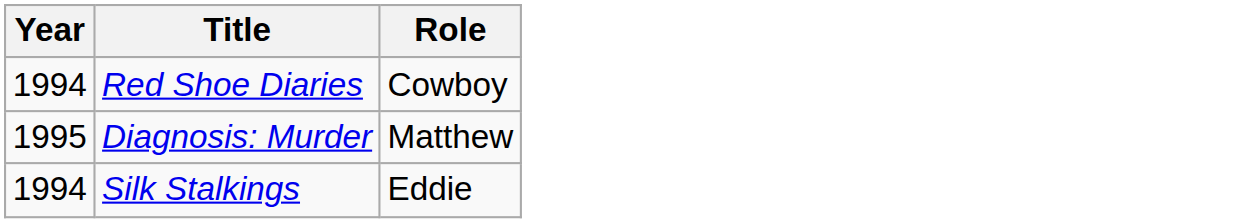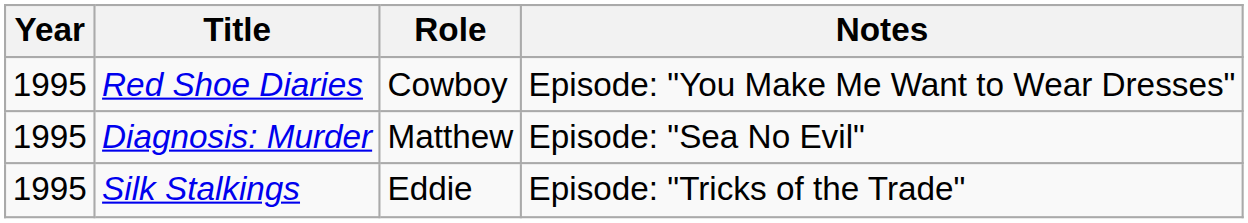+ column: (882, 30)
(50, 83) 1994 -> (50, 83) 1995
(50, 189) 1994 -> (50, 189) 1995
